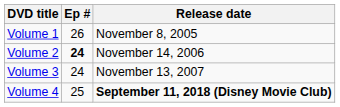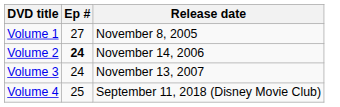(77, 33) 26 -> (77, 33) 27
(214, 92) bold -> (209, 92) normal
